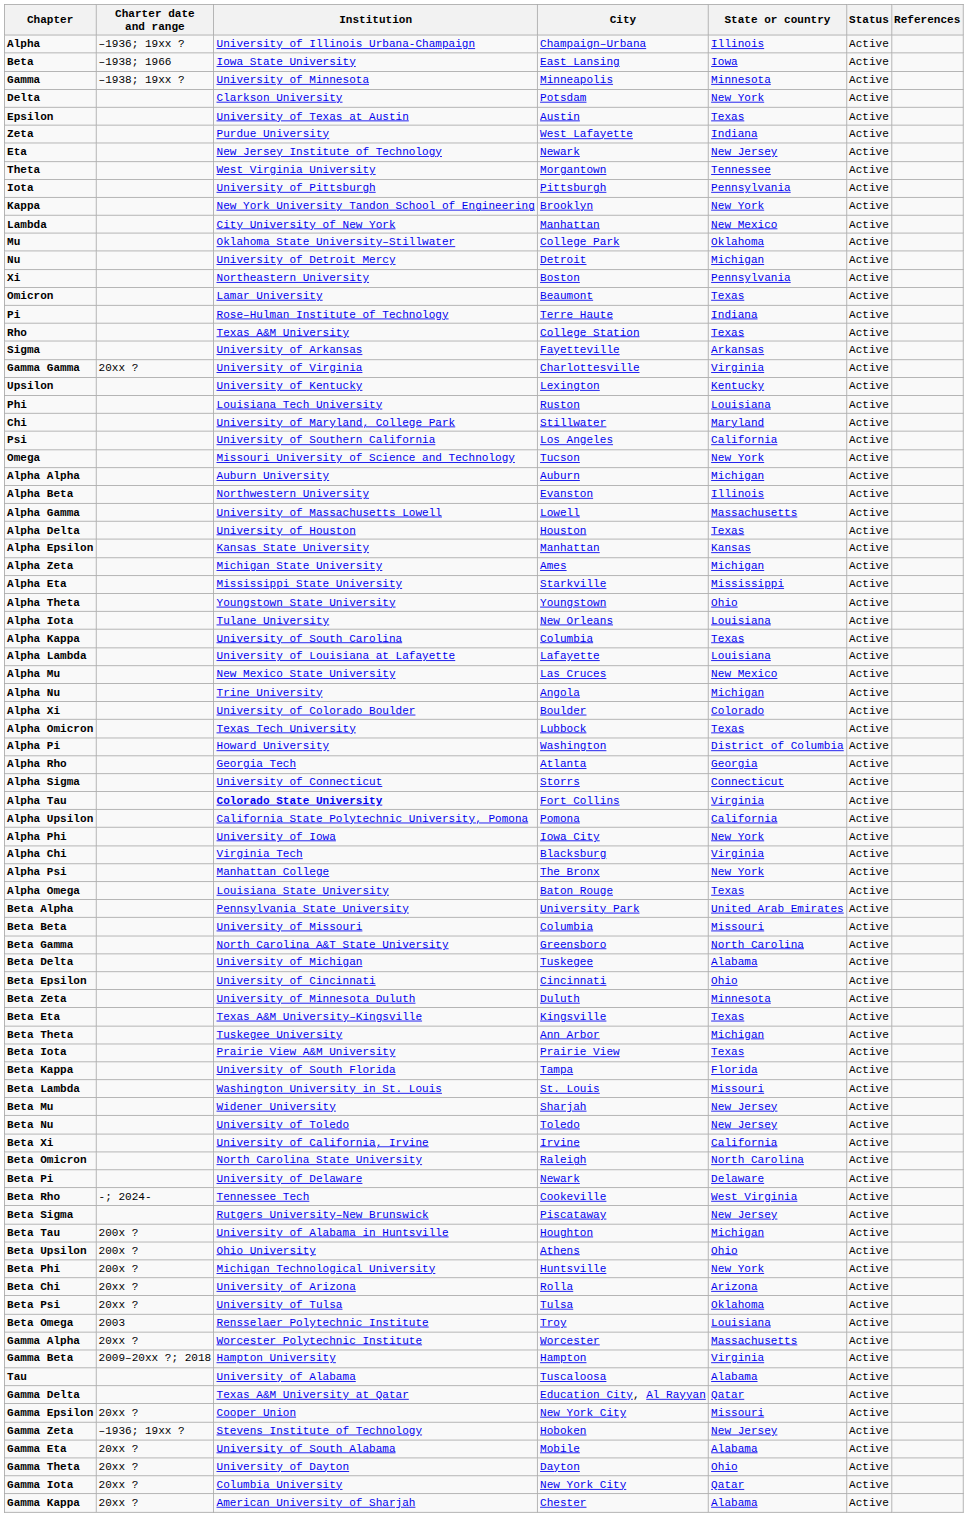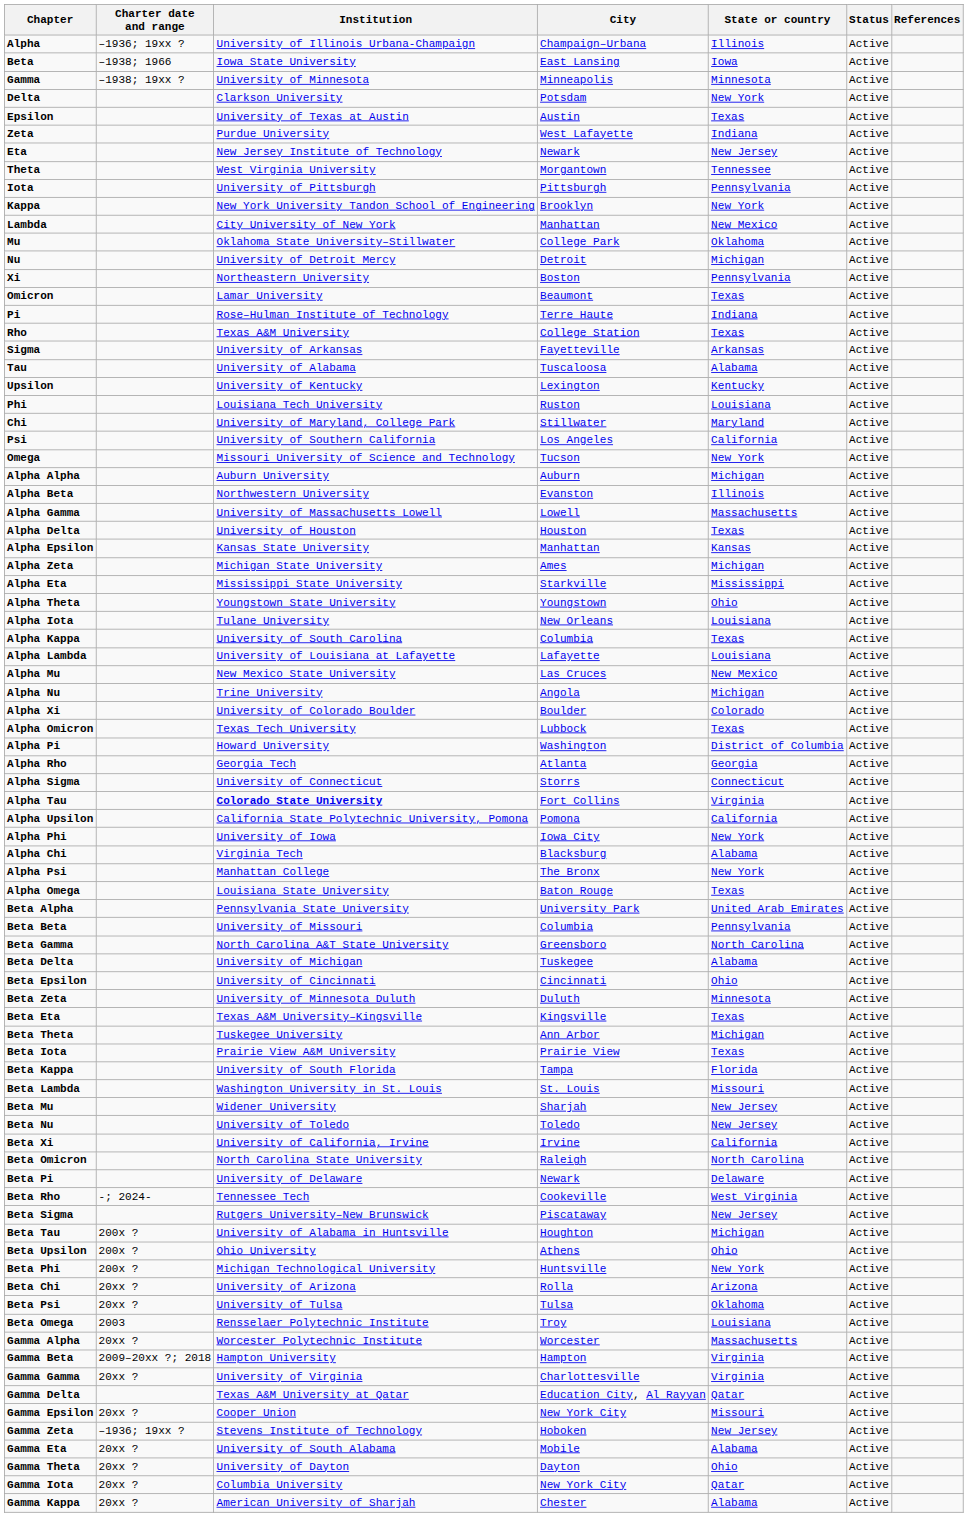rows swapped: (17, 1377) <-> (44, 368)
(738, 855) Virginia -> (734, 855) Alabama
(738, 927) Missouri -> (751, 927) Pennsylvania
